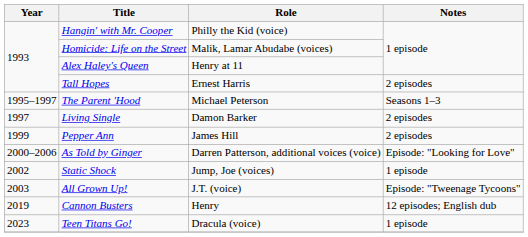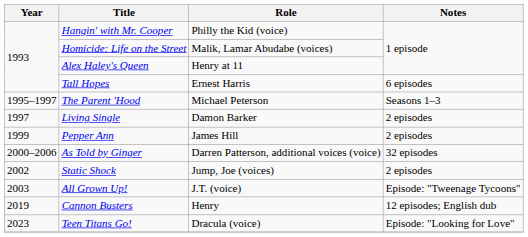(409, 83) 2 episodes -> (409, 83) 6 episodes
(450, 153) Episode: "Looking for Love" -> (412, 153) 32 episodes
(407, 170) 1 episode -> (409, 170) 2 episodes
(407, 223) 1 episode -> (450, 223) Episode: "Looking for Love"
